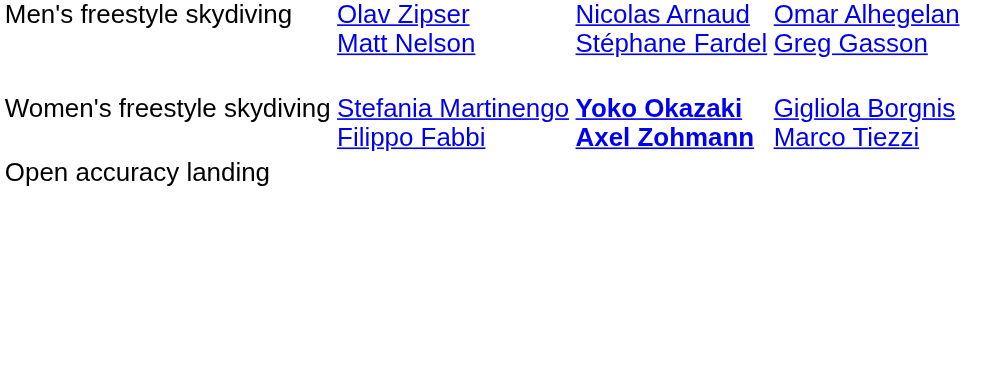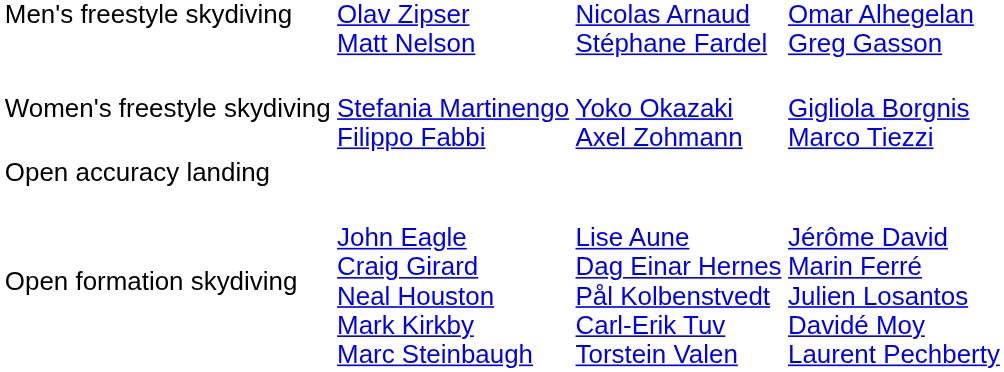(665, 122) bold -> (659, 122) normal
+ row: (151, 281)
